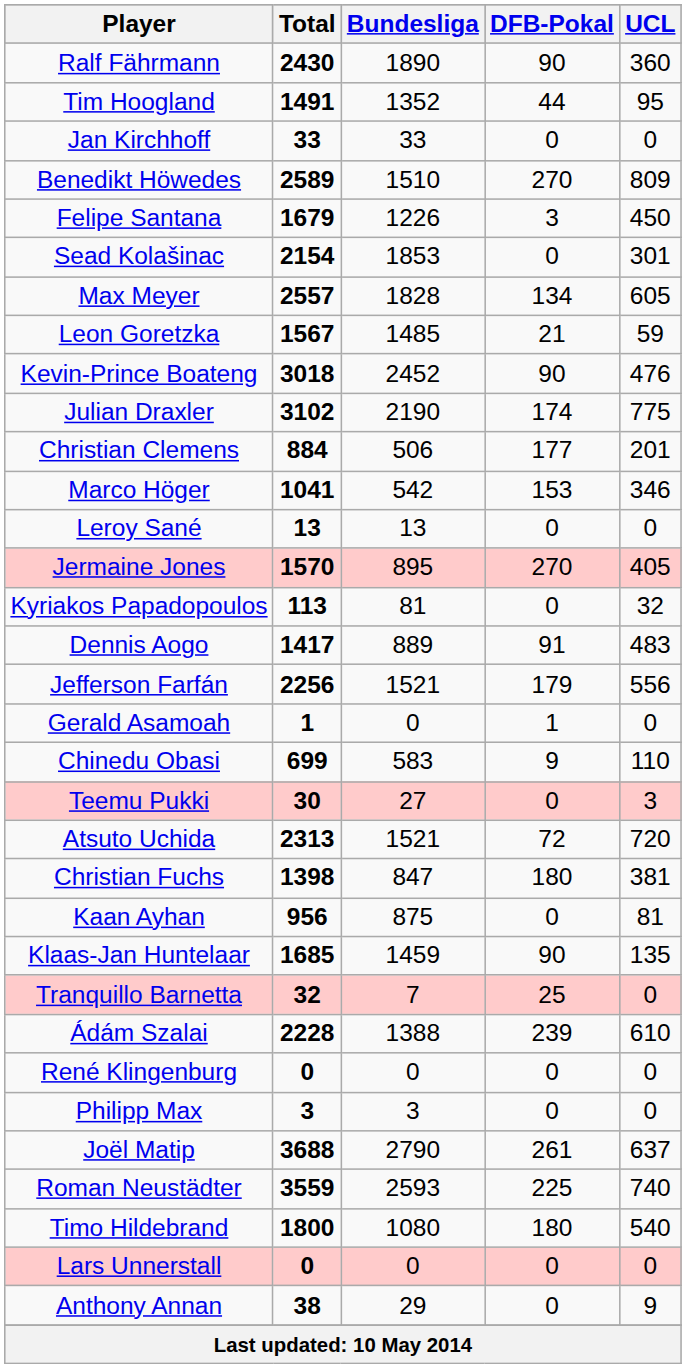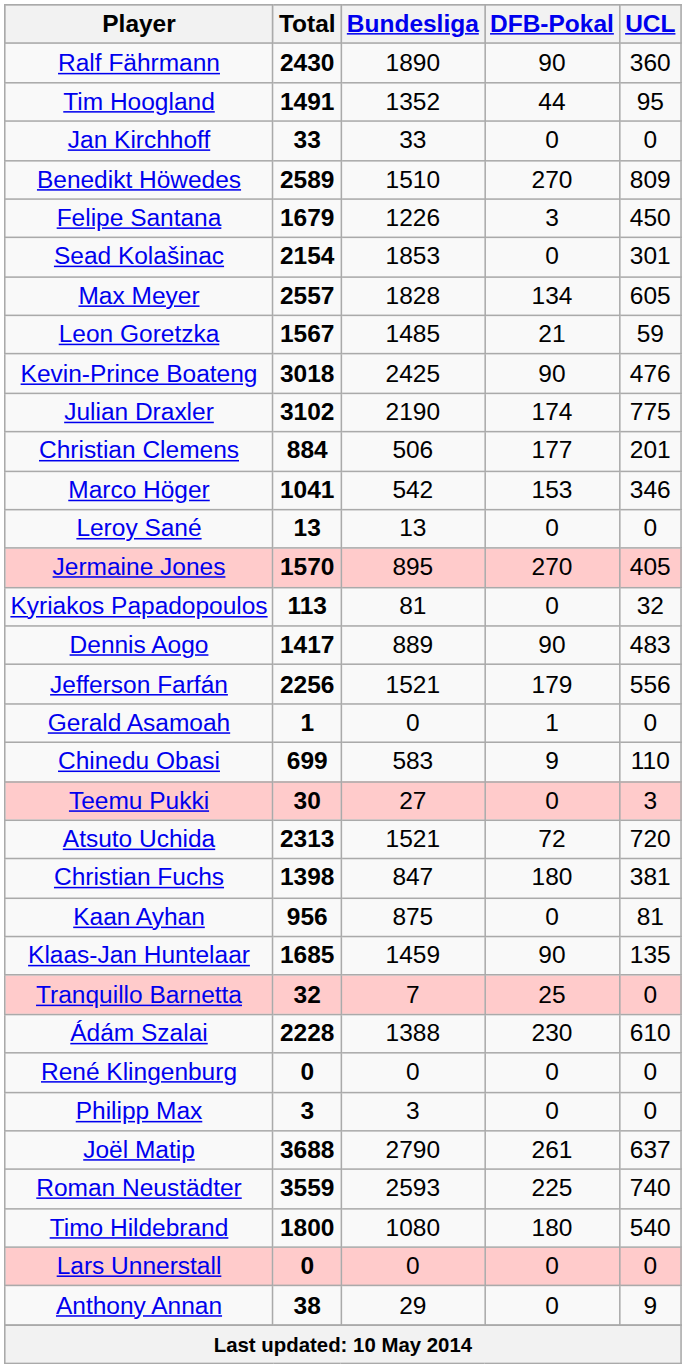(413, 373) 2452 -> (413, 373) 2425
(552, 645) 91 -> (552, 645) 90
(552, 1033) 239 -> (552, 1033) 230
